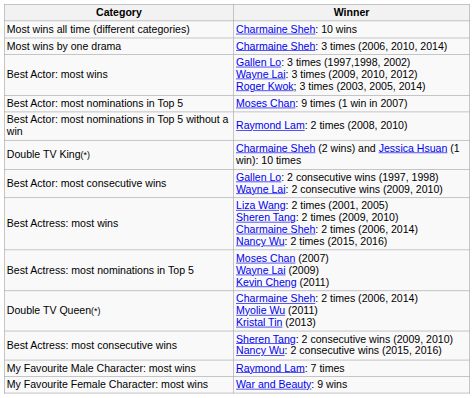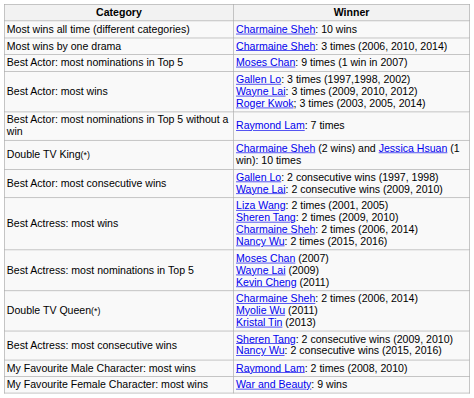rows swapped: (57, 74) <-> (95, 103)
(322, 126) Raymond Lam: 2 times (2008, 2010) -> (290, 126) Raymond Lam: 7 times
(290, 368) Raymond Lam: 7 times -> (322, 368) Raymond Lam: 2 times (2008, 2010)
